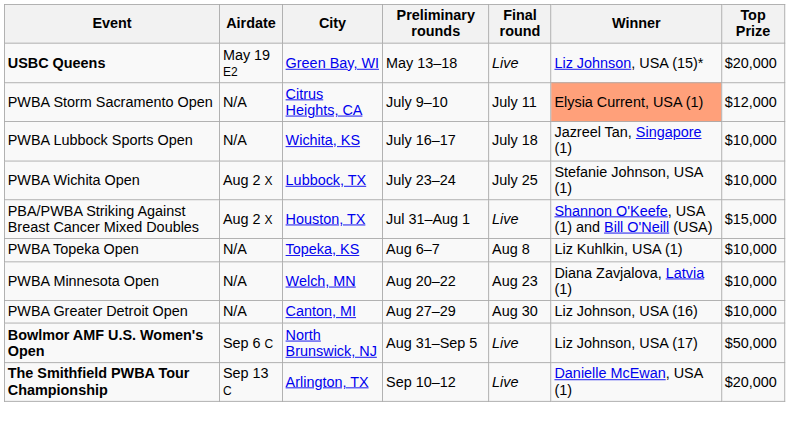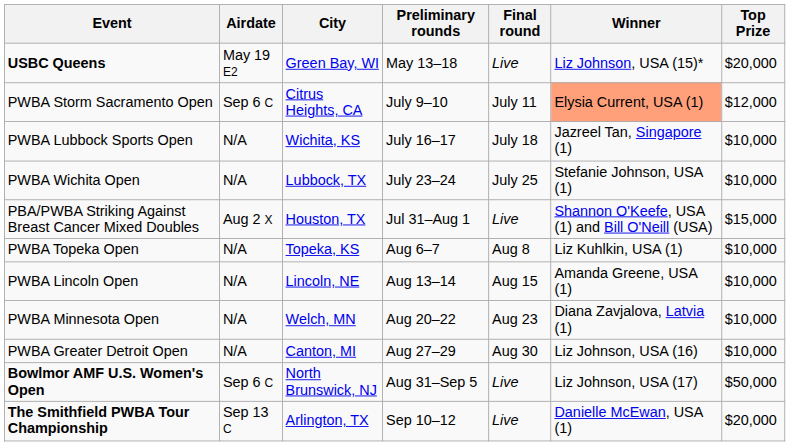(235, 102) N/A -> (248, 102) Sep 6 C
(248, 180) Aug 2 X -> (235, 180) N/A
+ row: (73, 281)
